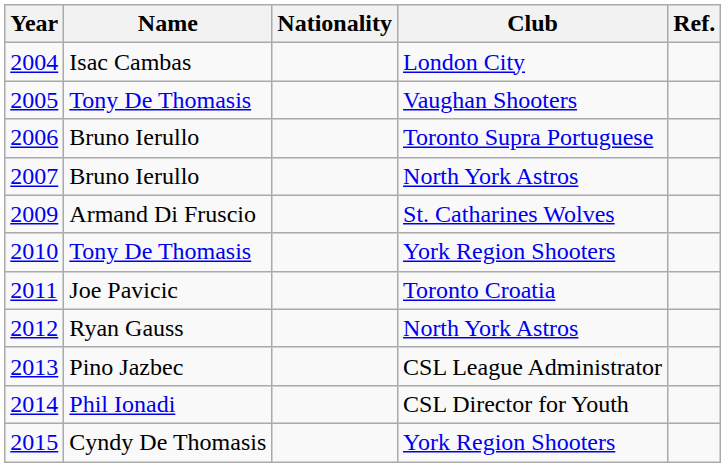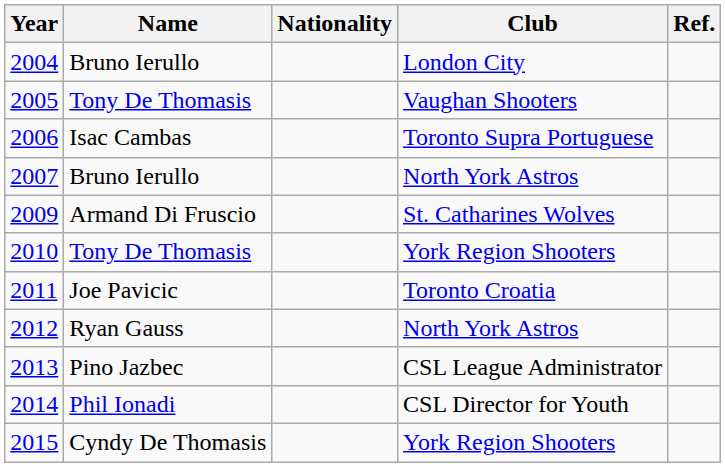(130, 61) Isac Cambas -> (134, 61) Bruno Ierullo
(134, 137) Bruno Ierullo -> (130, 137) Isac Cambas
